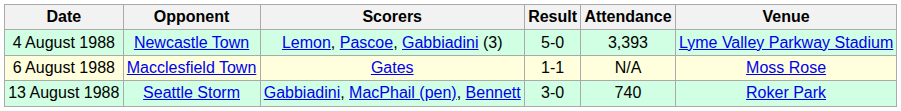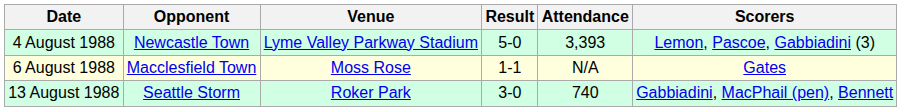columns swapped: (786, 17) <-> (392, 17)
